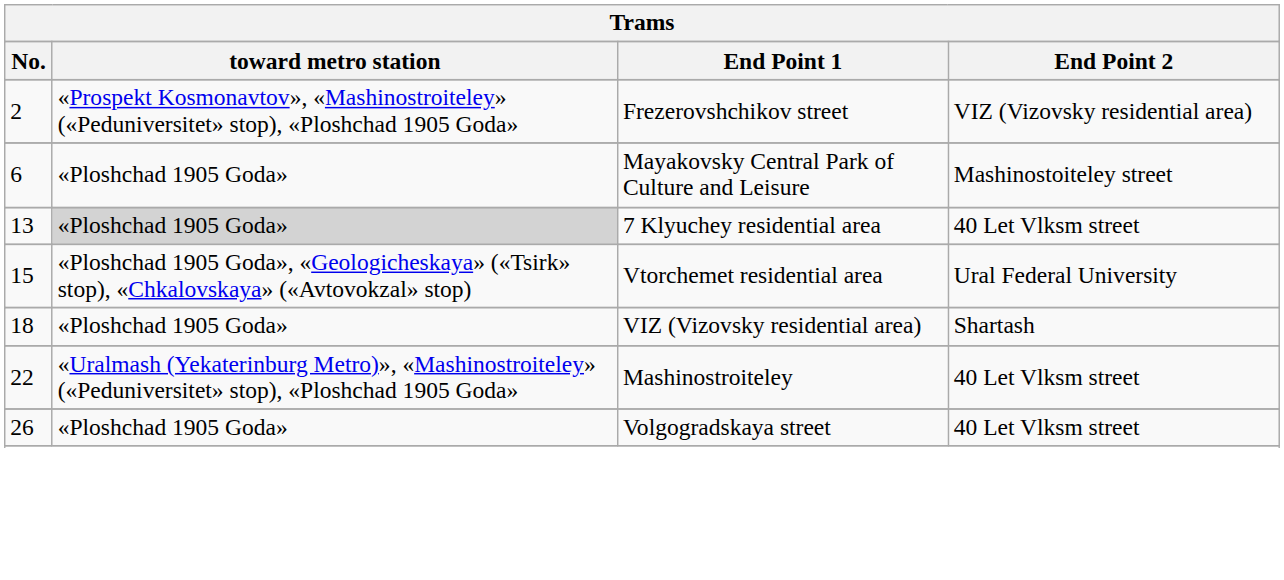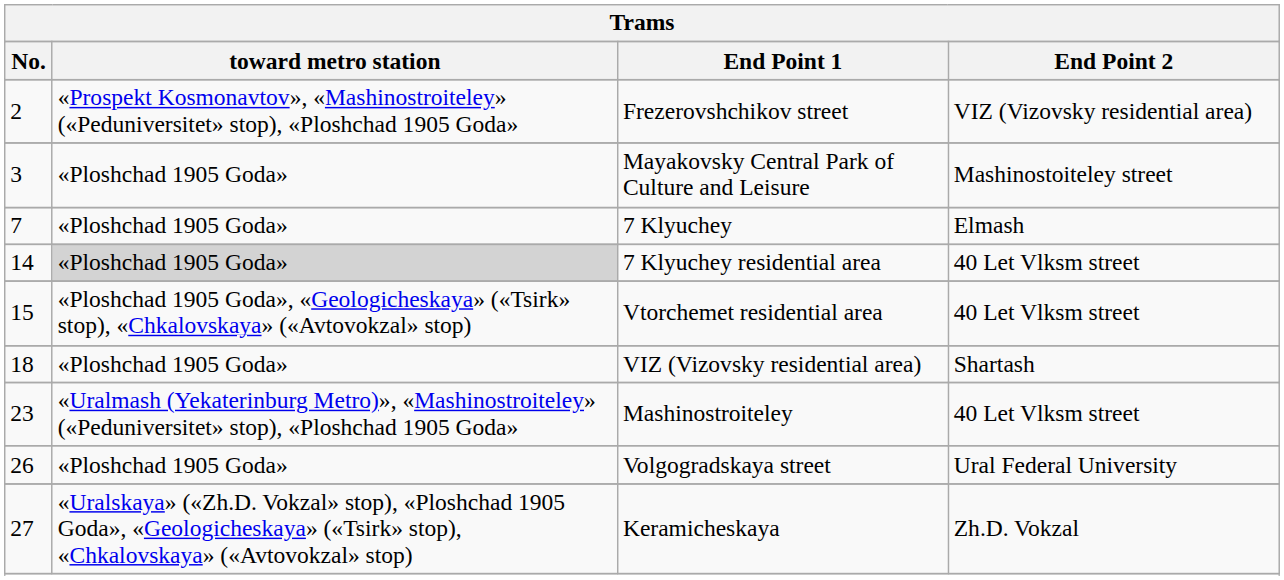(16, 174) 6 -> (16, 174) 3
+ row: (677, 225)
(22, 225) 13 -> (22, 262) 14
(1065, 275) Ural Federal University -> (1047, 313) 40 Let Vlksm street
(22, 376) 22 -> (22, 414) 23
(1047, 427) 40 Let Vlksm street -> (1065, 464) Ural Federal University
+ row: (701, 528)
